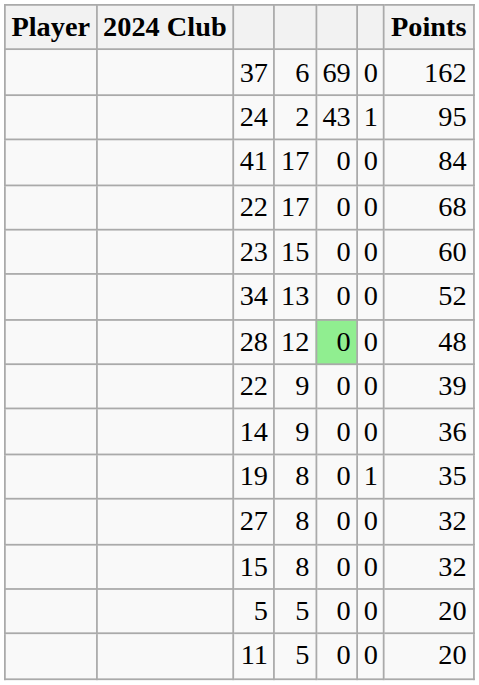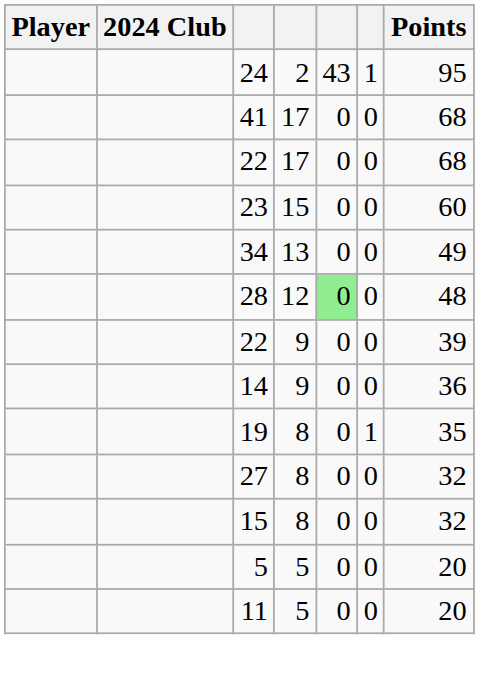- row: (254, 71)
(452, 161) 84 -> (452, 116) 68
(452, 296) 52 -> (452, 251) 49
